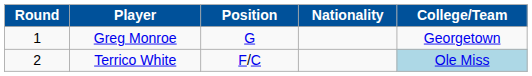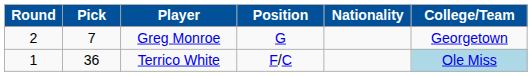+ column: (92, 15)
(37, 37) 1 -> (33, 37) 2
(37, 60) 2 -> (33, 60) 1
